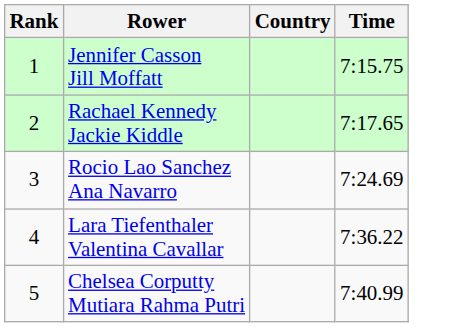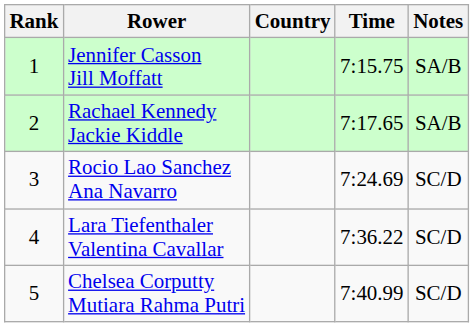+ column: (438, 21)
